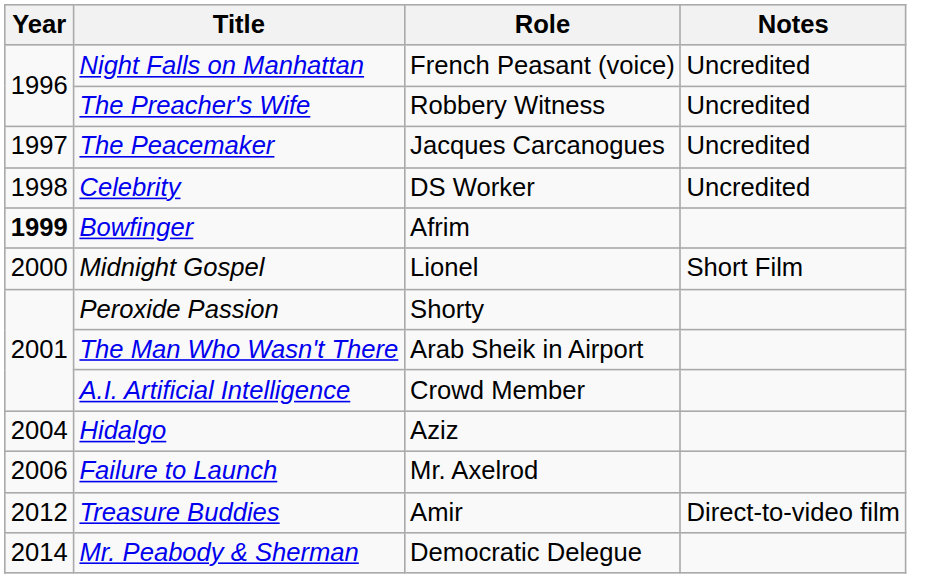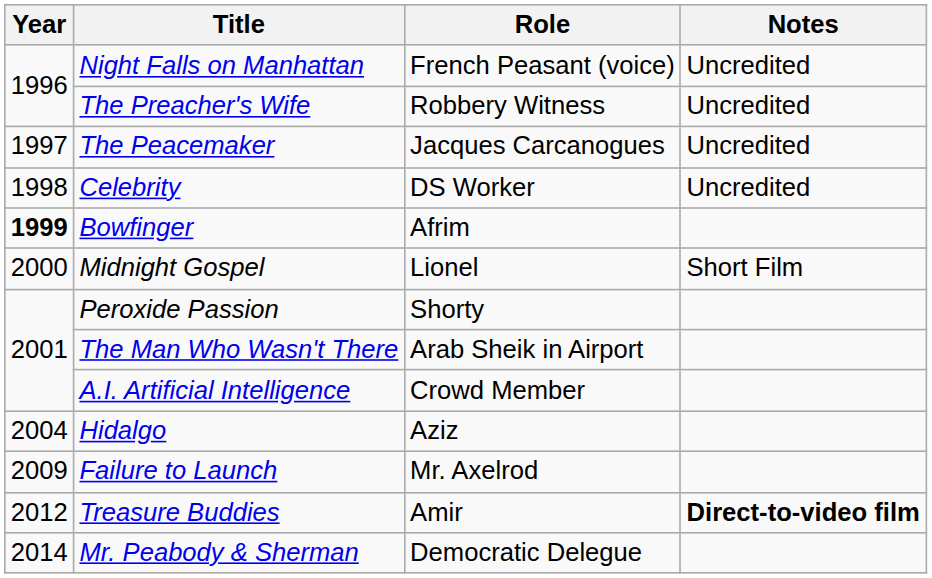(39, 471) 2006 -> (39, 471) 2009
(793, 512) normal -> (803, 512) bold
